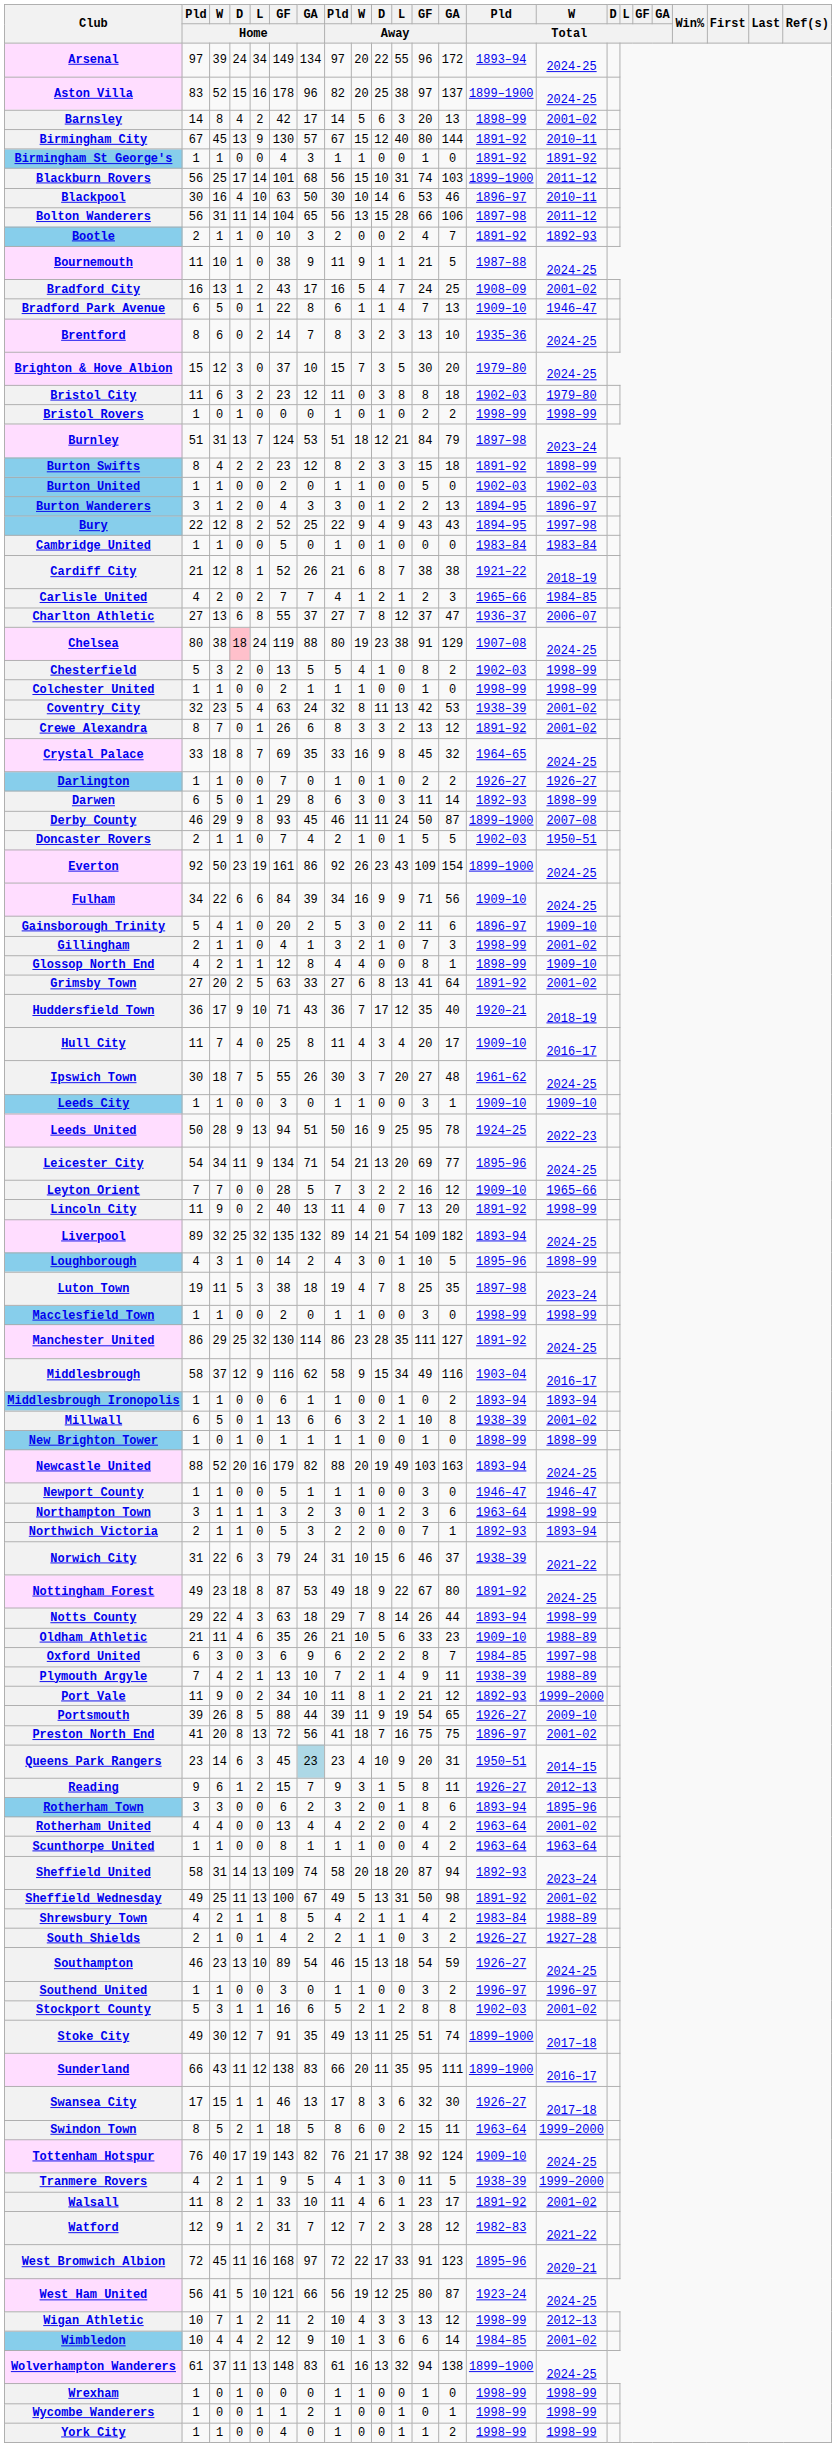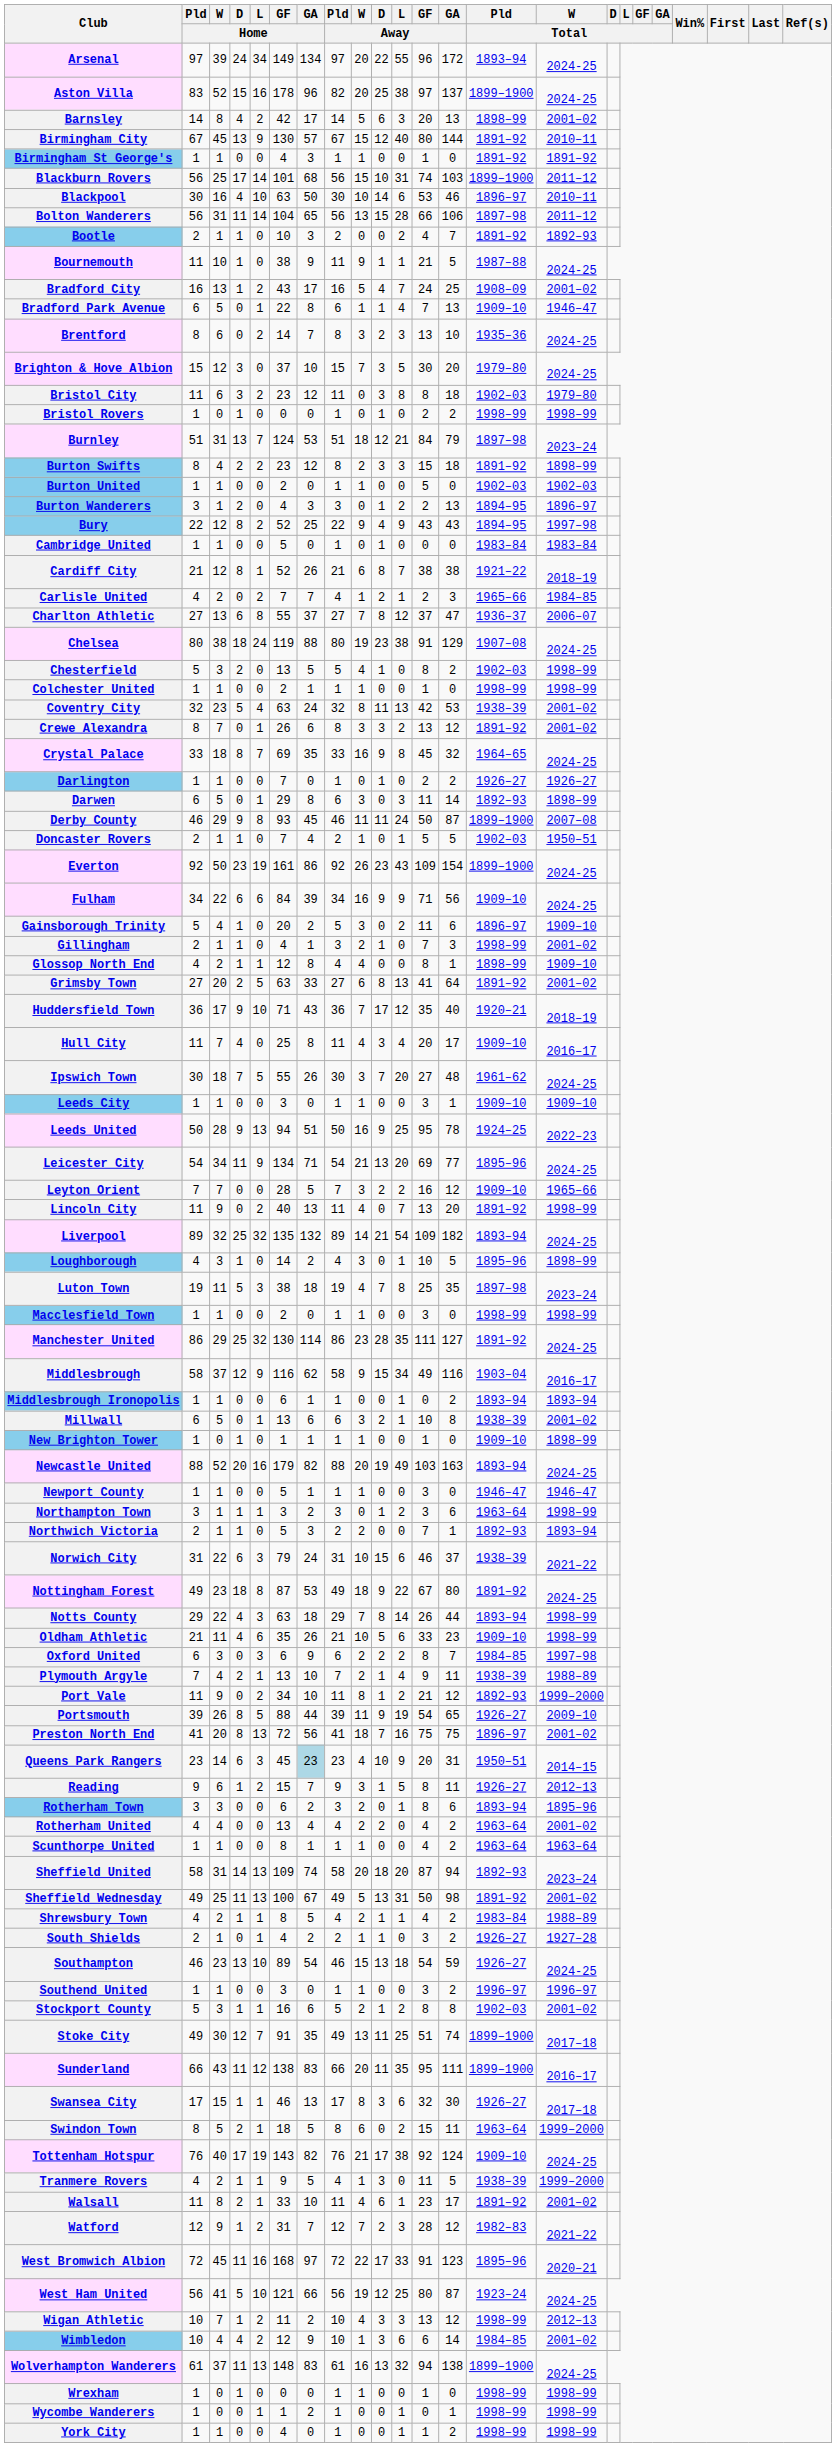(240, 644) pink background -> (240, 644) no background
(501, 1440) 1898–99 -> (501, 1440) 1909–10
(572, 1638) 1988–89 -> (572, 1638) 1998–99
